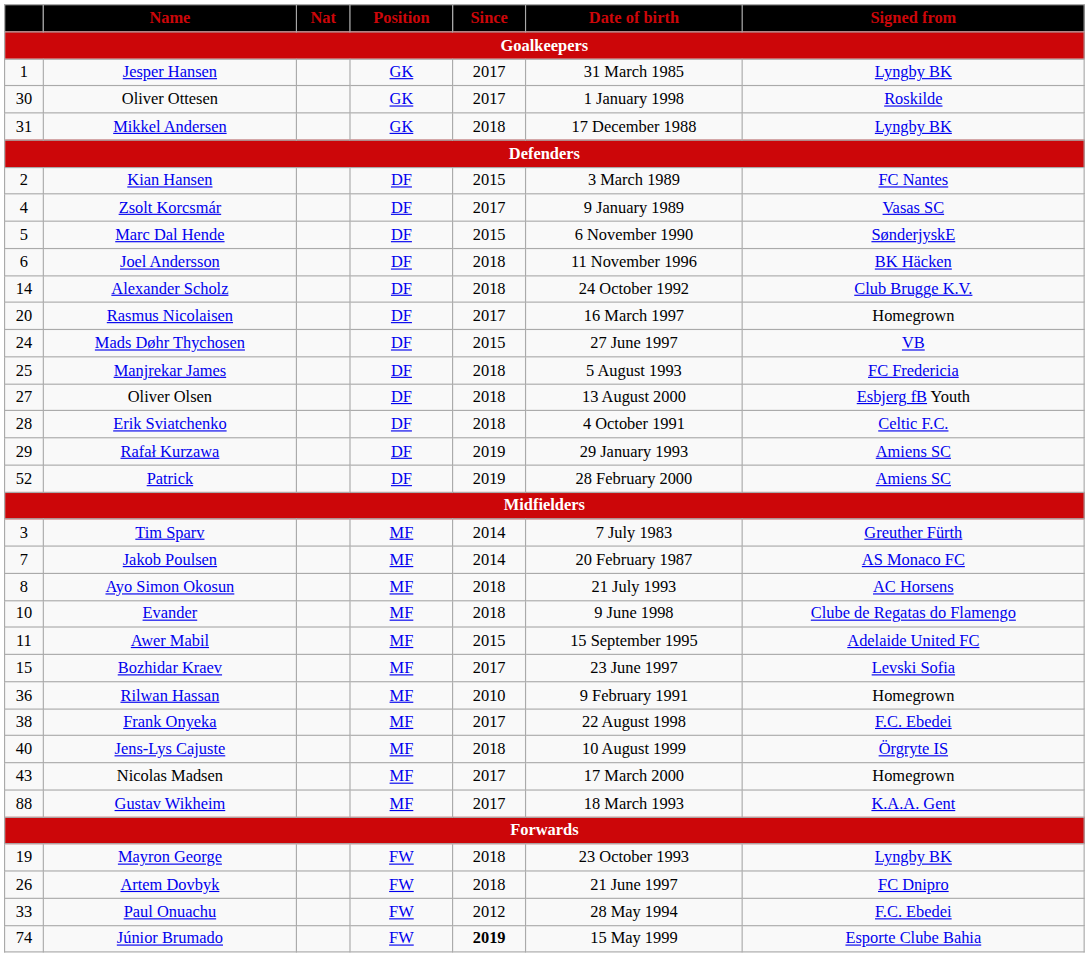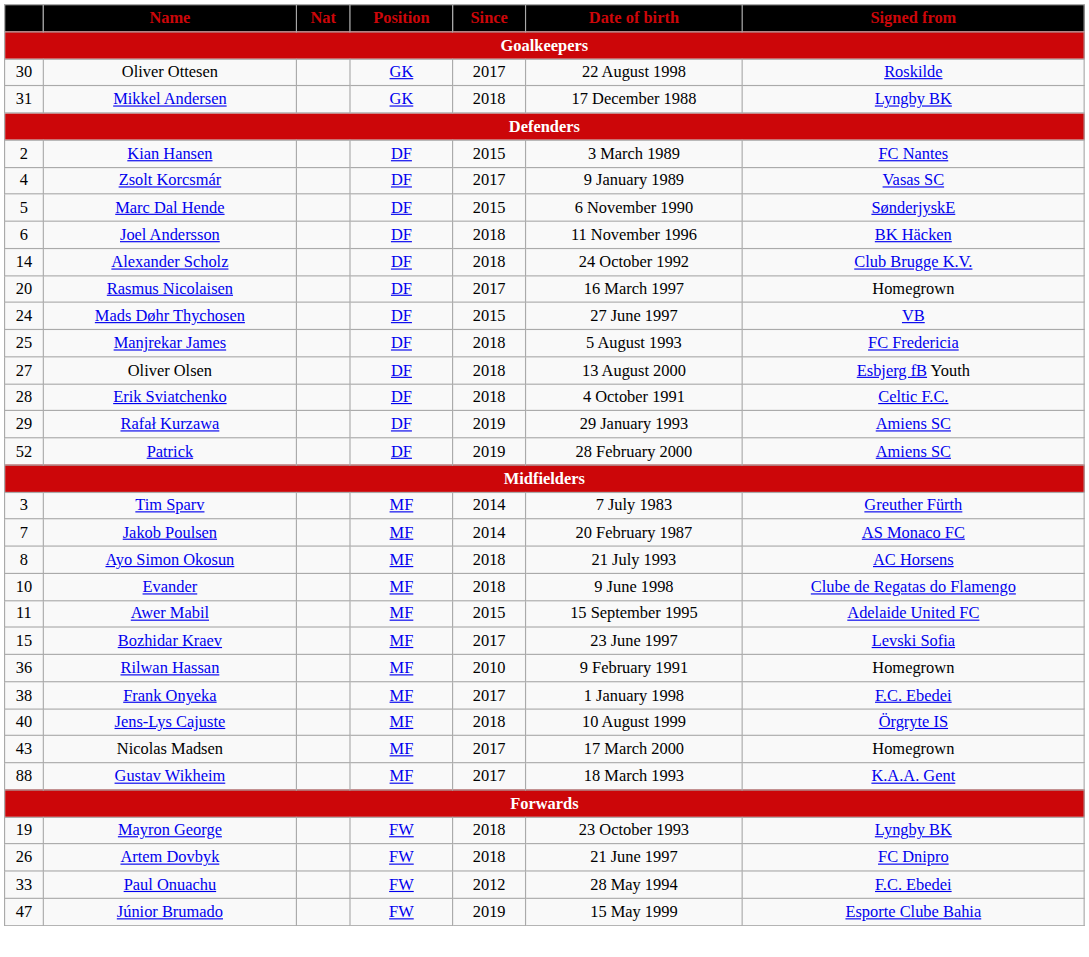- row: (170, 72)
(634, 99) 1 January 1998 -> (634, 72) 22 August 1998
(634, 722) 22 August 1998 -> (634, 695) 1 January 1998
(24, 938) 74 -> (24, 911) 47
(489, 938) bold -> (489, 911) normal
